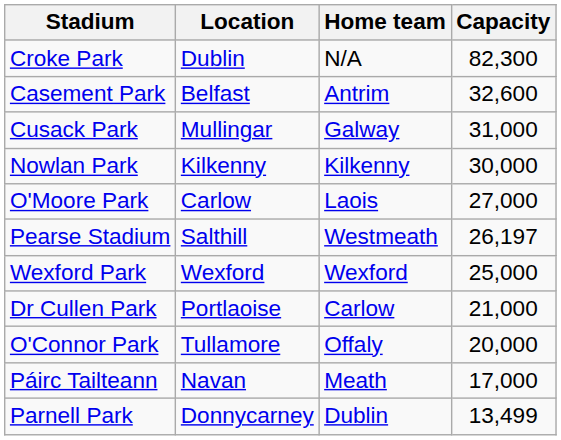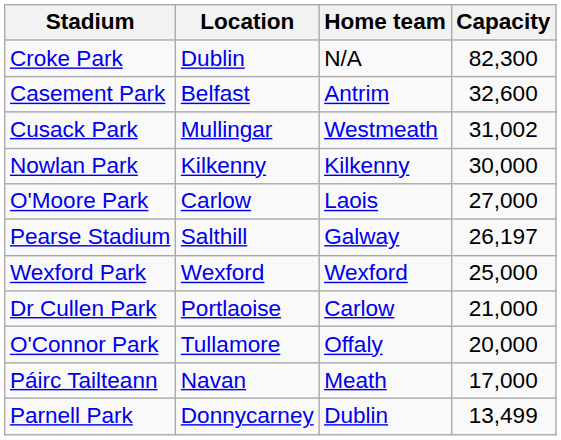(362, 129) Galway -> (381, 129) Westmeath
(503, 129) 31,000 -> (503, 129) 31,002
(381, 237) Westmeath -> (362, 237) Galway
